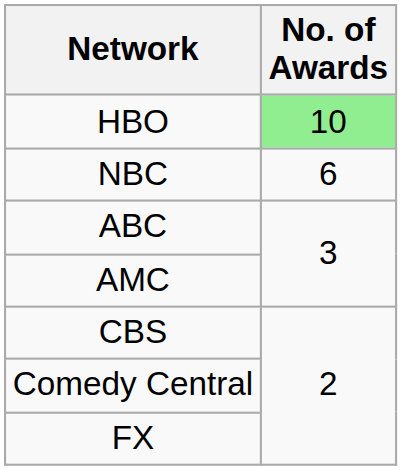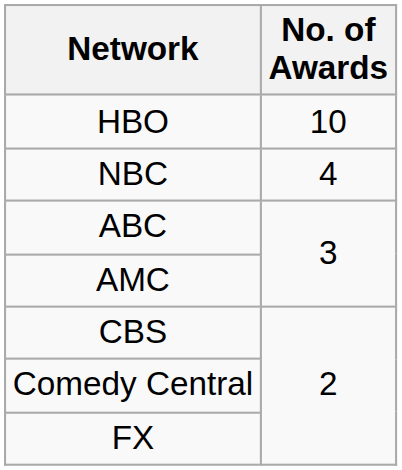(328, 121) lightgreen background -> (328, 121) no background
(328, 173) 6 -> (328, 173) 4
